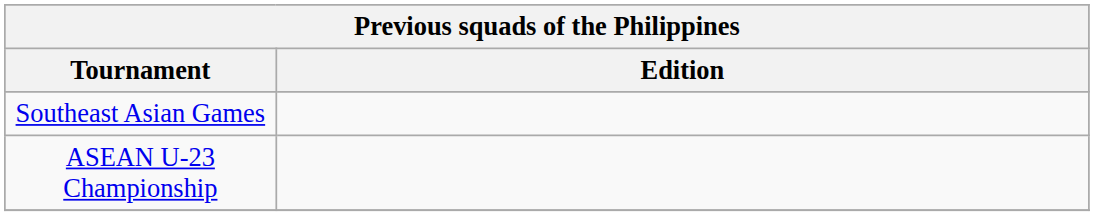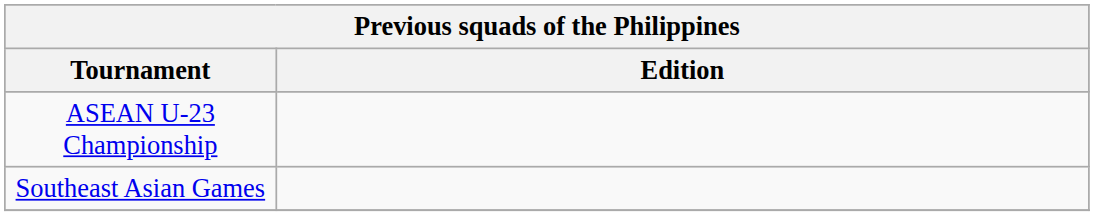rows swapped: (140, 113) <-> (140, 172)
